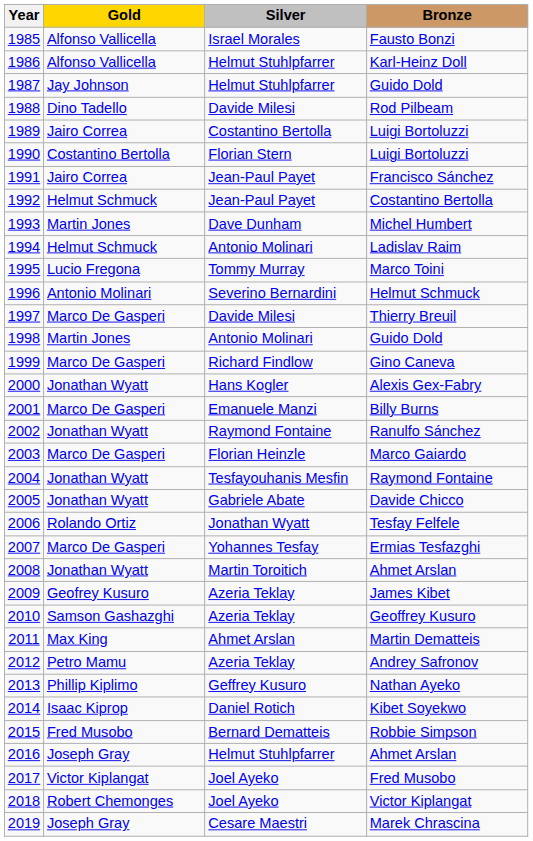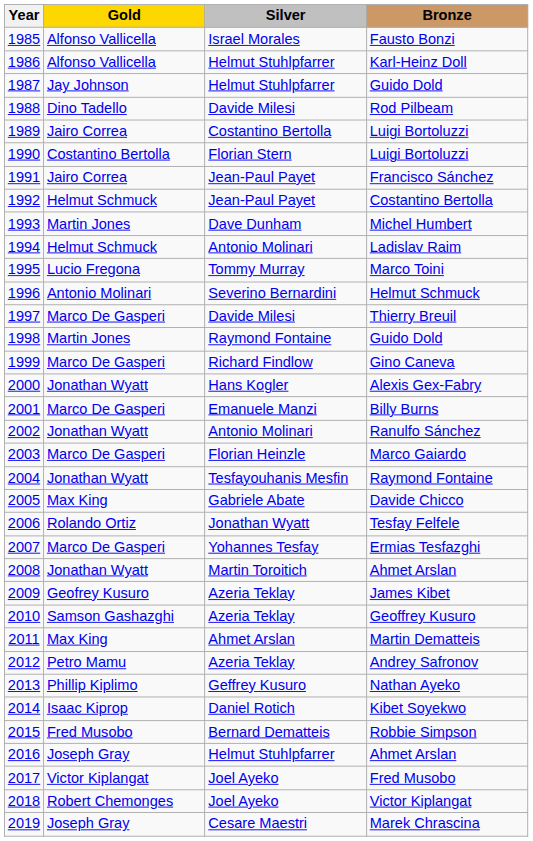(261, 339) Antonio Molinari -> (270, 339) Raymond Fontaine
(270, 431) Raymond Fontaine -> (261, 431) Antonio Molinari
(97, 500) Jonathan Wyatt -> (77, 500) Max King
